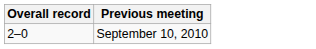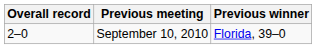+ column: (261, 14)
